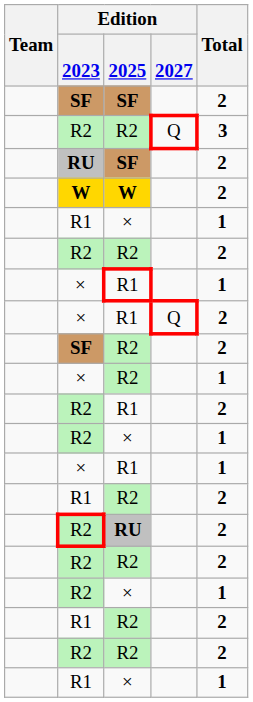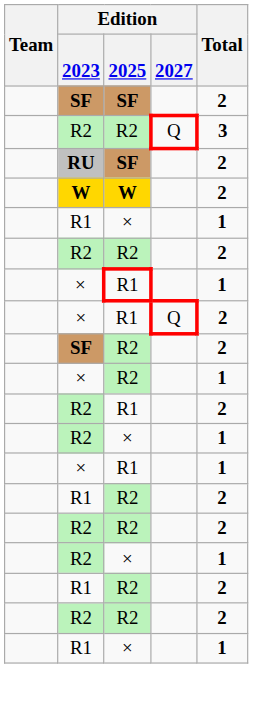- row: (81, 530)
